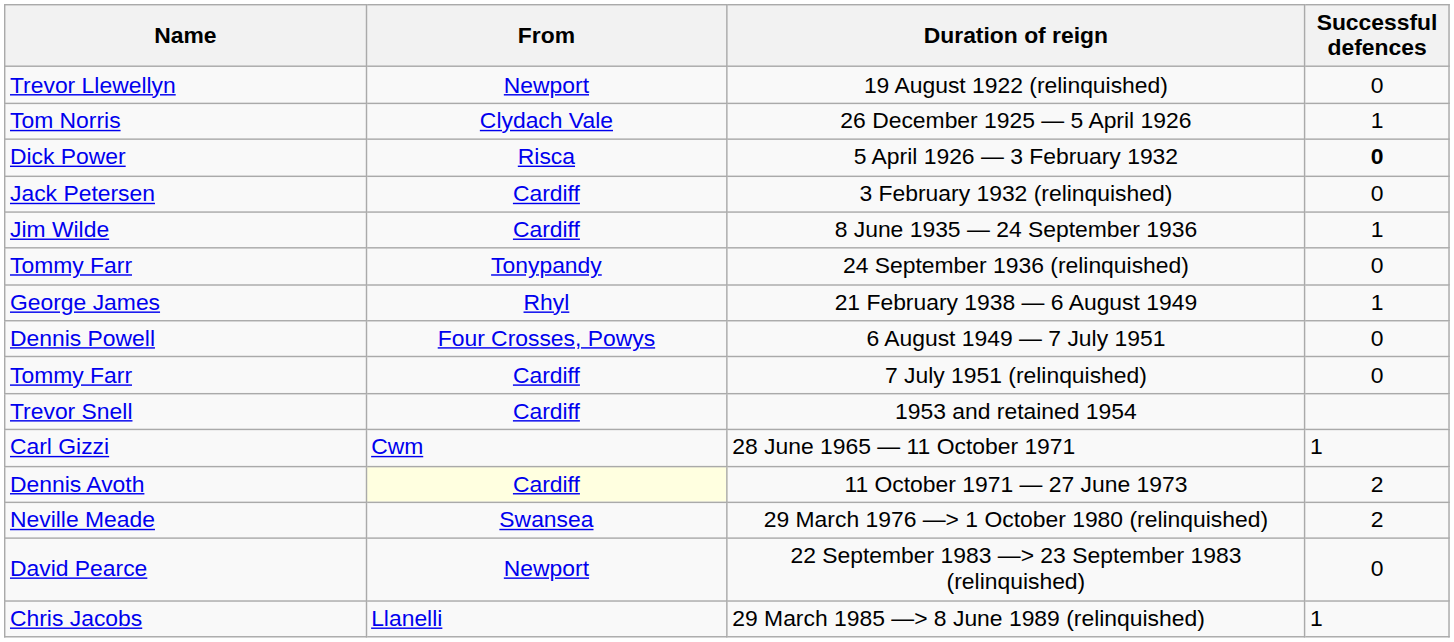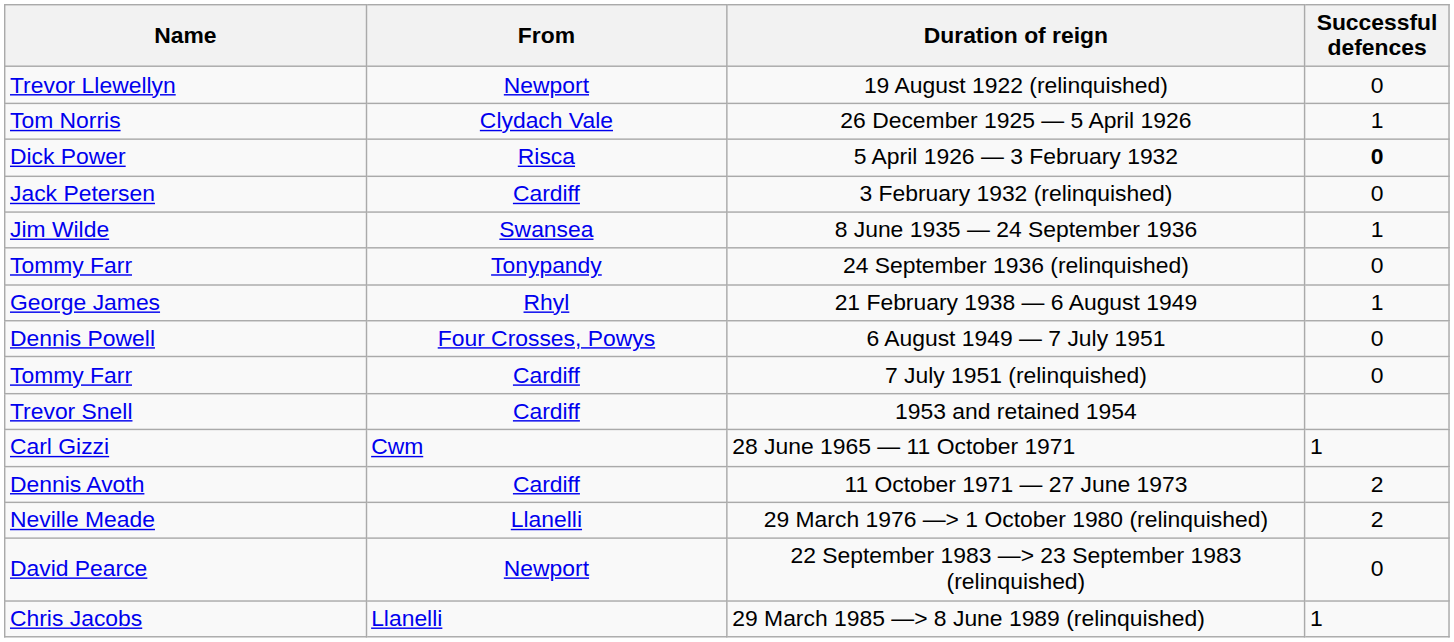(546, 229) Cardiff -> (546, 229) Swansea
(546, 483) lightyellow background -> (546, 483) no background
(546, 520) Swansea -> (546, 520) Llanelli
